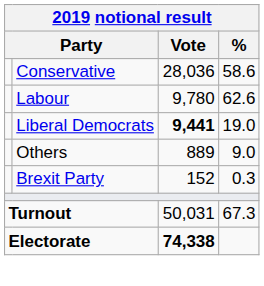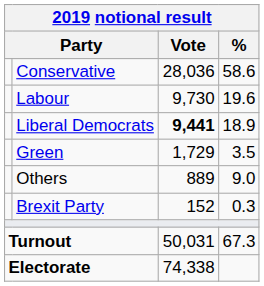(193, 98) 9,780 -> (193, 98) 9,730
(239, 98) 62.6 -> (239, 98) 19.6
(239, 125) 19.0 -> (239, 125) 18.9
+ row: (40, 152)
(189, 240) bold -> (189, 267) normal
